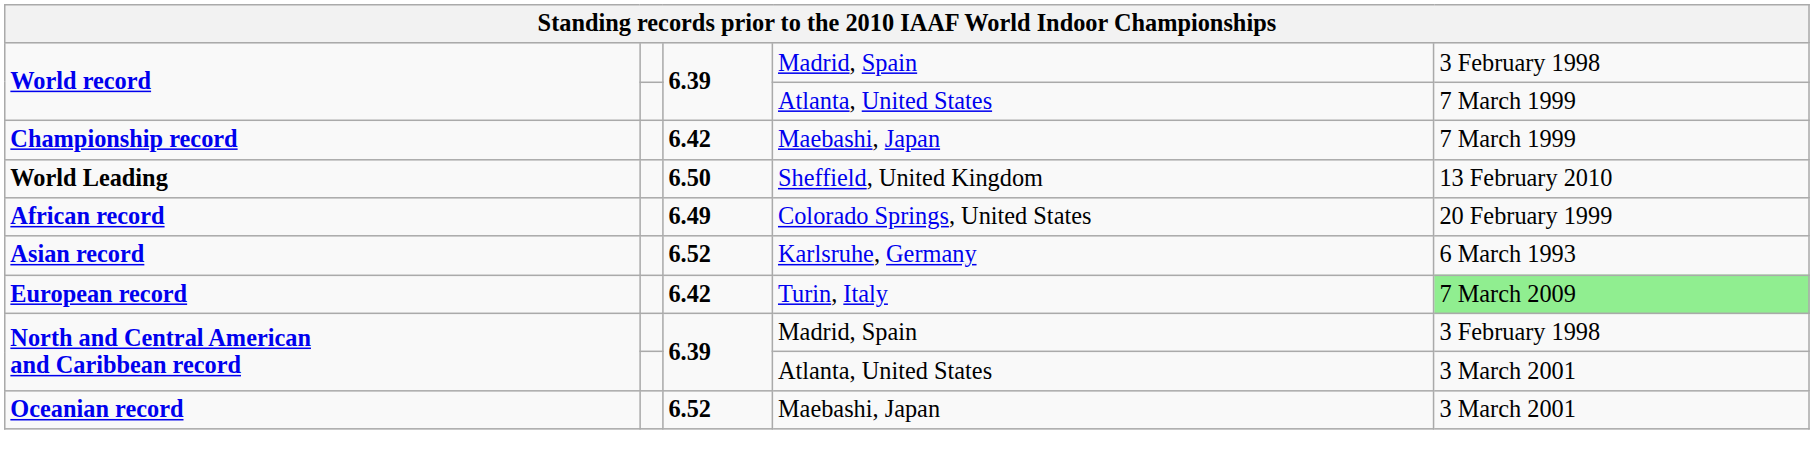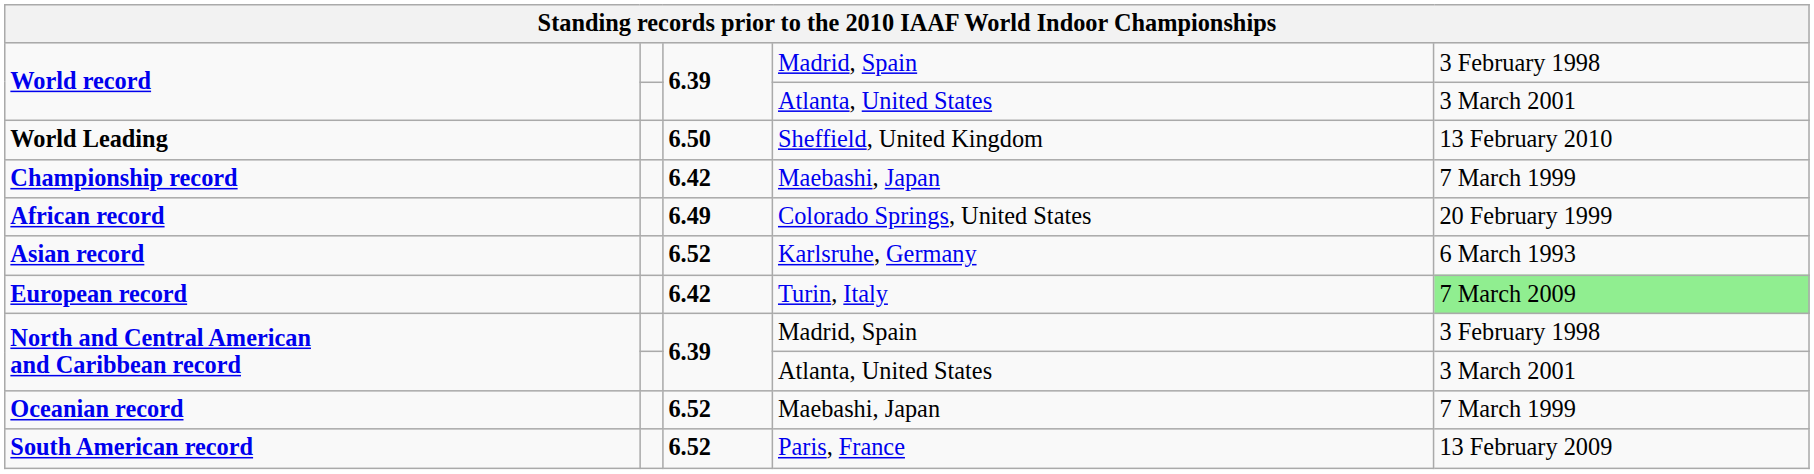(1508, 100) 7 March 1999 -> (1508, 100) 3 March 2001
rows swapped: (124, 139) <-> (89, 178)
(1508, 409) 3 March 2001 -> (1508, 409) 7 March 1999
+ row: (132, 448)
